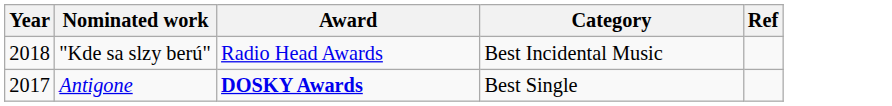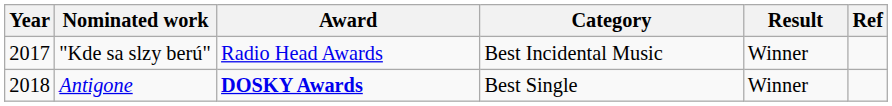+ column: (795, 20)
(30, 52) 2018 -> (30, 52) 2017
(30, 85) 2017 -> (30, 85) 2018
